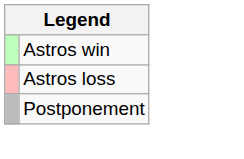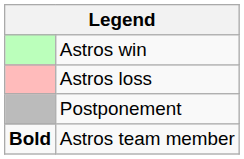+ row: (147, 139)
